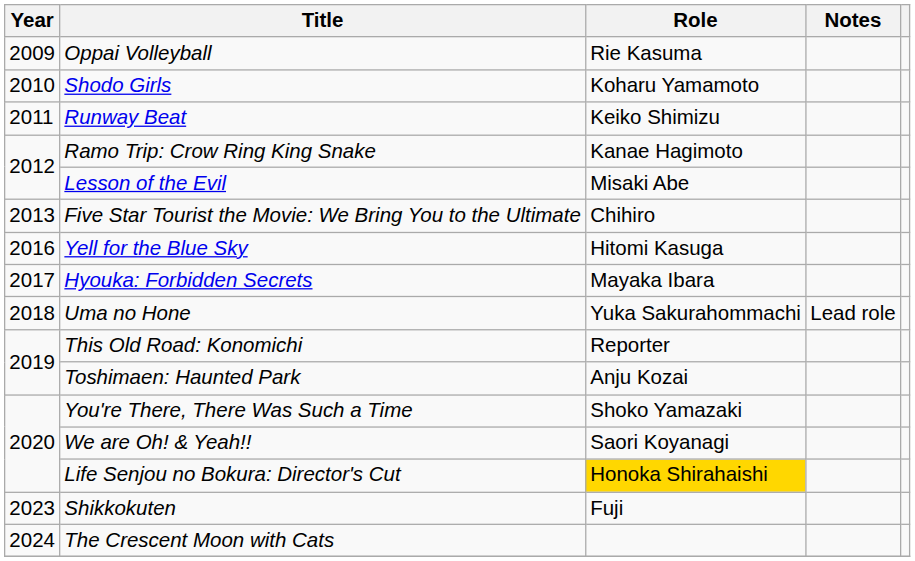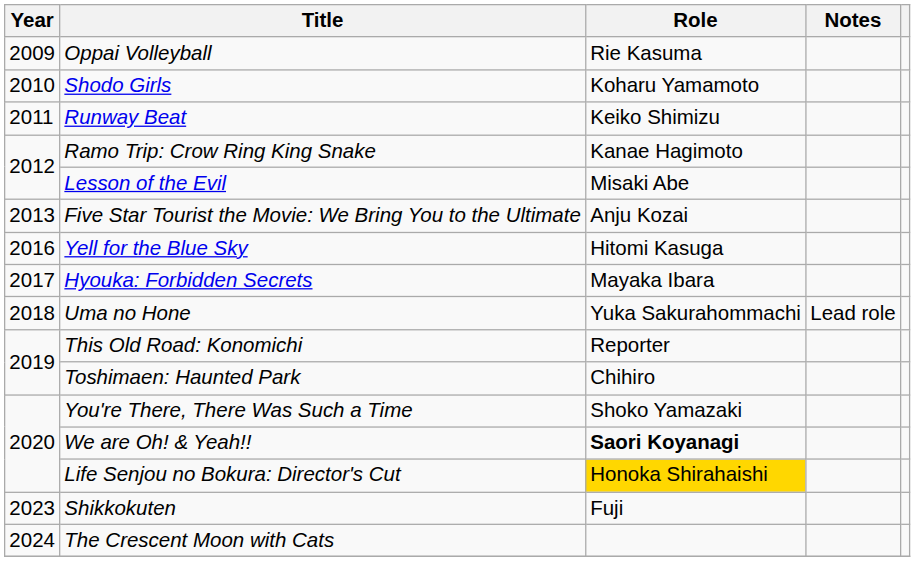(623, 215) Chihiro -> (639, 215) Anju Kozai
(639, 378) Anju Kozai -> (623, 378) Chihiro
(660, 442) normal -> (665, 442) bold
